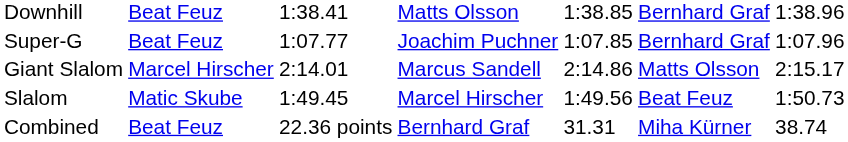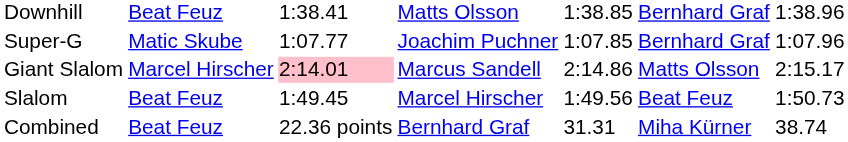(176, 41) Beat Feuz -> (185, 41) Matic Skube
(314, 69) no background -> (314, 69) pink background
(185, 98) Matic Skube -> (176, 98) Beat Feuz
